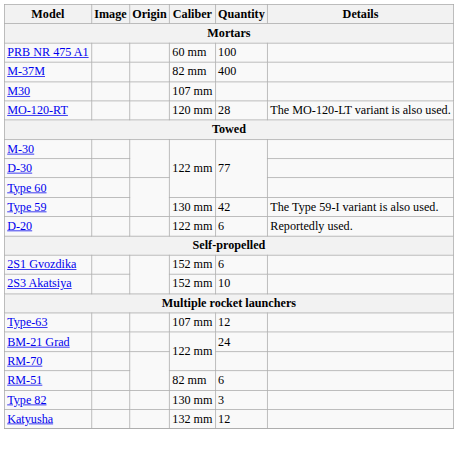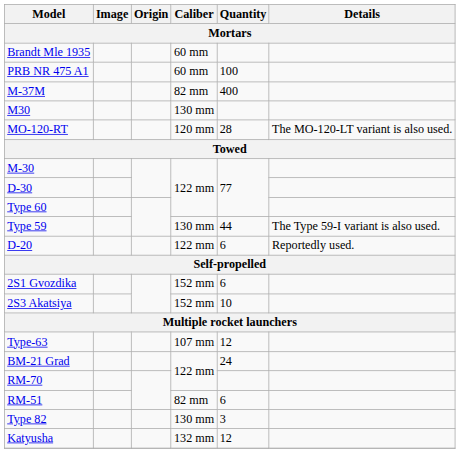+ row: (49, 52)
(192, 91) 107 mm -> (194, 110) 130 mm
(224, 206) 42 -> (226, 226) 44
